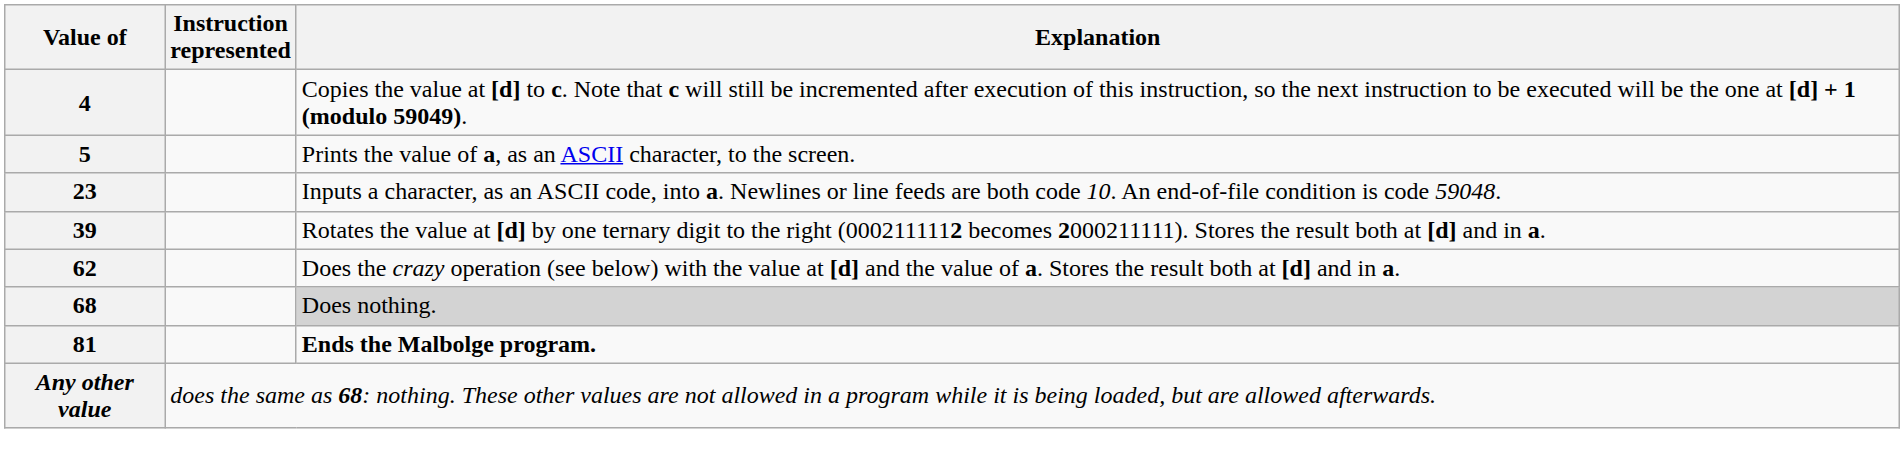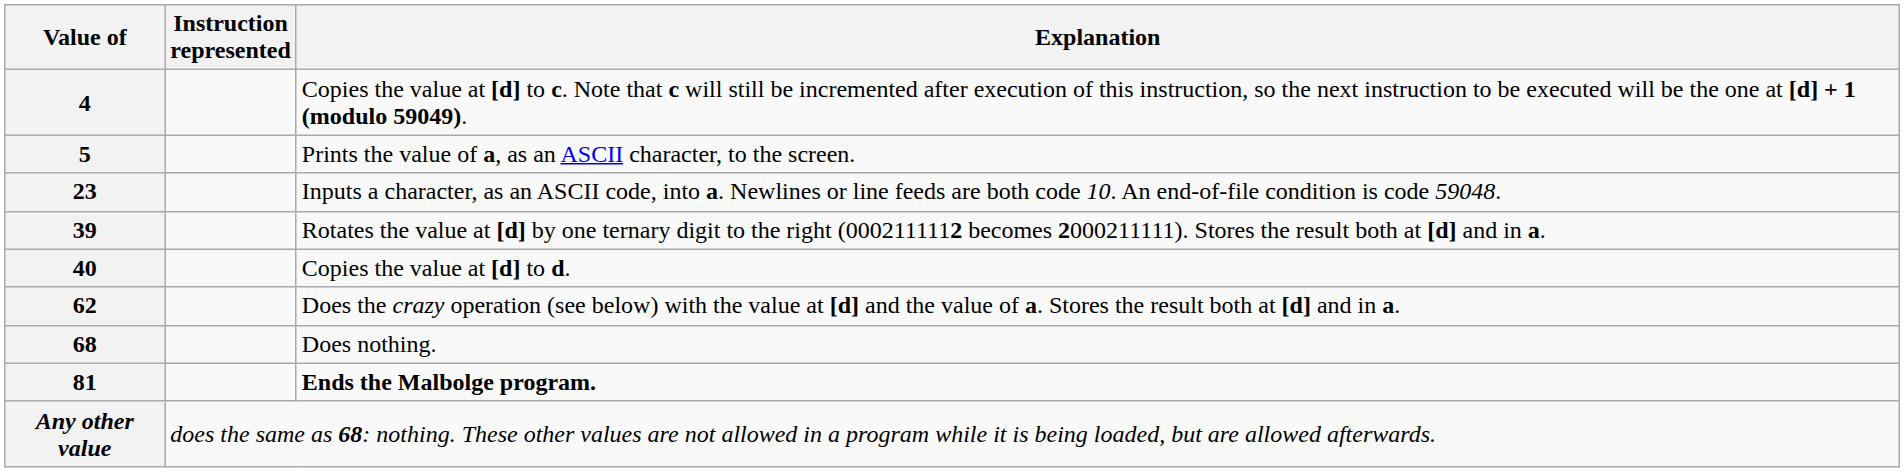+ row: (85, 267)
(369, 305) lightgrey background -> (369, 343) no background
